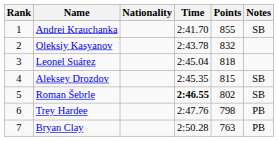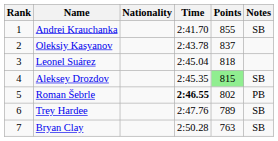(228, 45) 832 -> (228, 45) 837
(228, 78) no background -> (228, 78) lightgreen background
(259, 95) SB -> (259, 95) PB
(228, 111) 798 -> (228, 111) 789
(259, 111) PB -> (259, 111) SB
(259, 128) PB -> (259, 128) SB
